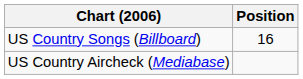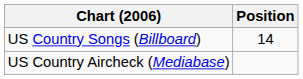(265, 39) 16 -> (265, 39) 14
